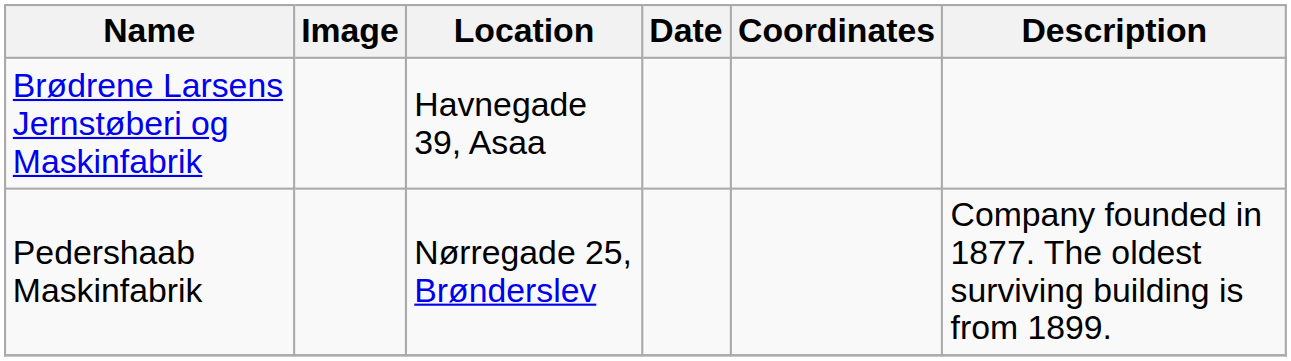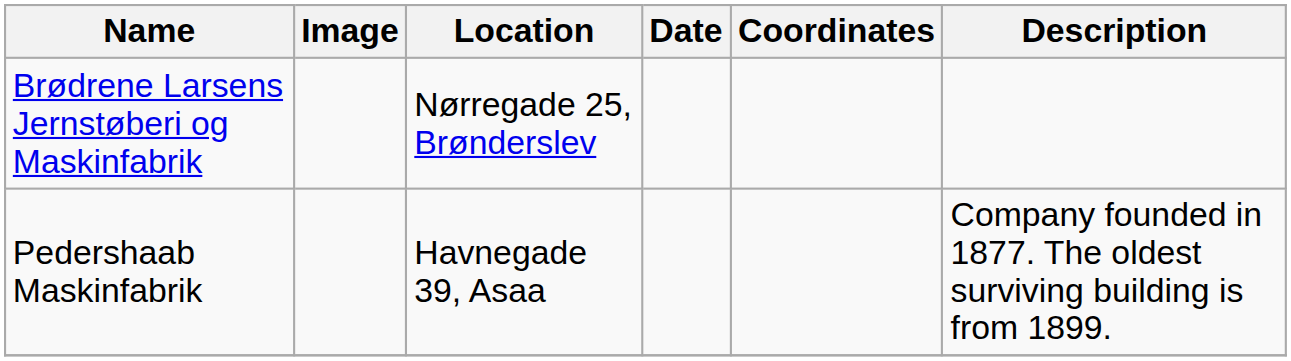(501, 122) Havnegade 39, Asaa -> (523, 122) Nørregade 25, Brønderslev
(523, 271) Nørregade 25, Brønderslev -> (501, 271) Havnegade 39, Asaa
